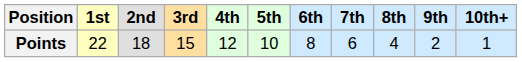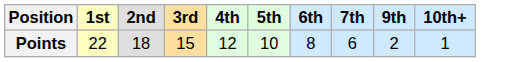- column: (394, 17)
